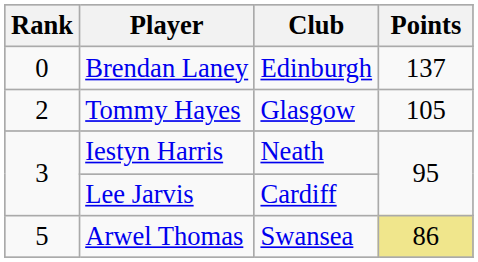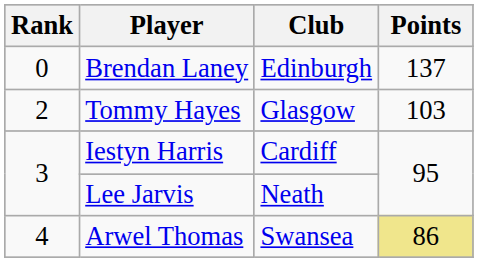(426, 109) 105 -> (426, 109) 103
(292, 151) Neath -> (299, 151) Cardiff
(299, 194) Cardiff -> (292, 194) Neath
(42, 236) 5 -> (42, 236) 4
